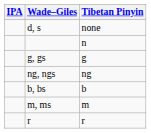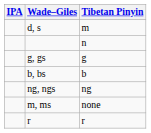(91, 27) none -> (85, 27) m
rows swapped: (41, 74) <-> (36, 89)
(85, 105) m -> (91, 105) none
